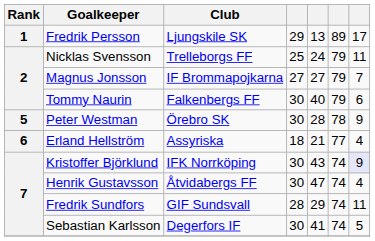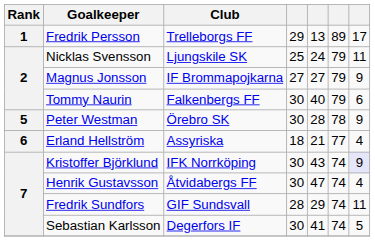(207, 36) Ljungskile SK -> (210, 36) Trelleborgs FF
(210, 57) Trelleborgs FF -> (207, 57) Ljungskile SK
(359, 78) 7 -> (359, 78) 9
